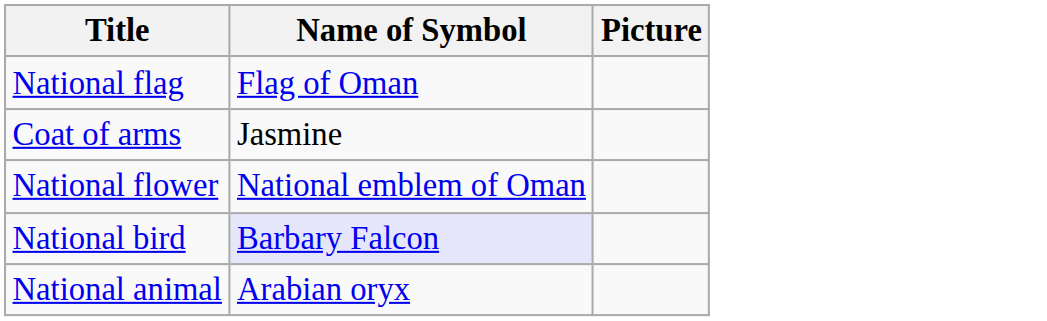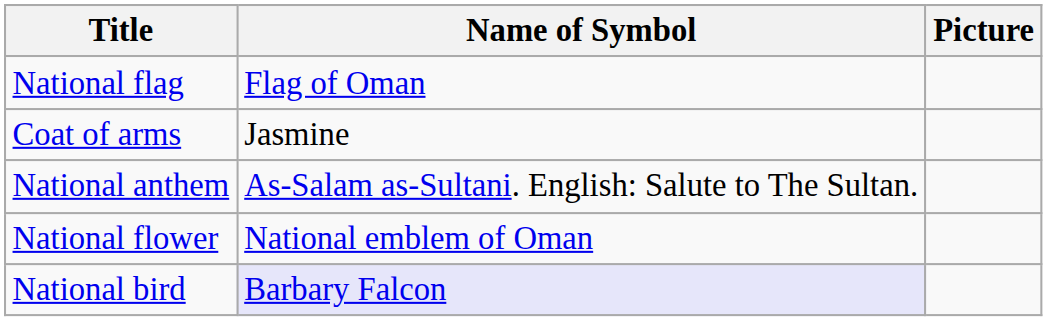+ row: (121, 185)
- row: (117, 289)
